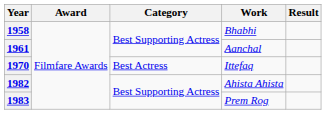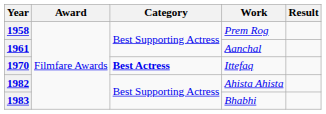(240, 30) Bhabhi -> (246, 30) Prem Rog
(140, 65) normal -> (141, 65) bold
(246, 100) Prem Rog -> (240, 100) Bhabhi
